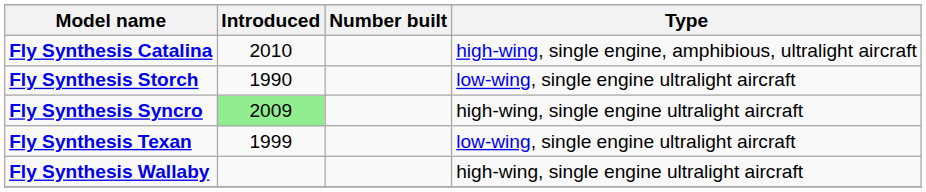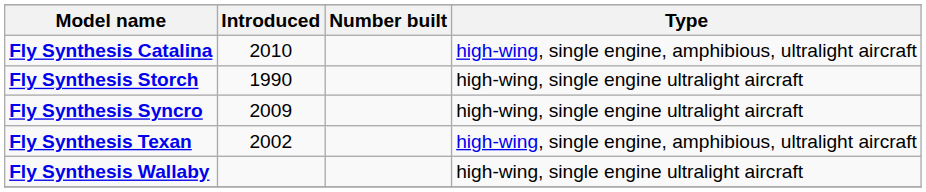(626, 81) low-wing, single engine ultralight aircraft -> (630, 81) high-wing, single engine ultralight aircraft
(271, 111) lightgreen background -> (271, 111) no background
(271, 141) 1999 -> (271, 141) 2002
(626, 141) low-wing, single engine ultralight aircraft -> (687, 141) high-wing, single engine, amphibious, ultralight aircraft
